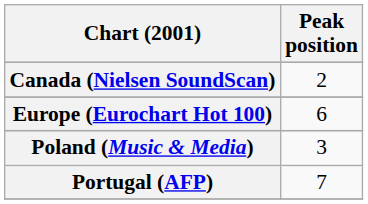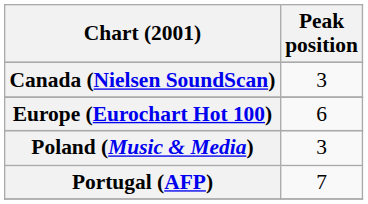(322, 79) 2 -> (322, 79) 3
